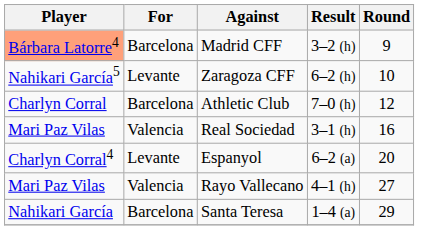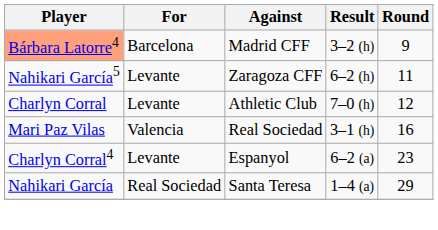(387, 75) 10 -> (405, 75) 11
(160, 103) Barcelona -> (154, 103) Levante
(387, 157) 20 -> (405, 157) 23
- row: (252, 185)
(160, 211) Barcelona -> (174, 185) Real Sociedad
